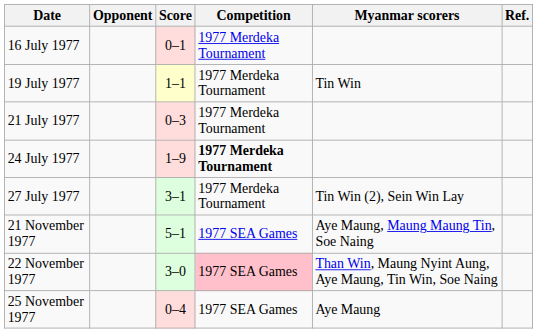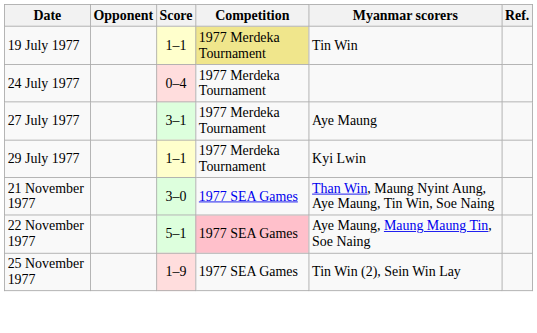- row: (44, 45)
(239, 83) no background -> (239, 45) khaki background
- row: (44, 120)
(175, 158) 1–9 -> (176, 83) 0–4
(241, 158) bold -> (239, 83) normal
(390, 196) Tin Win (2), Sein Win Lay -> (345, 120) Aye Maung
+ row: (44, 158)
(175, 234) 5–1 -> (176, 196) 3–0
(405, 234) Aye Maung, Maung Maung Tin, Soe Naing -> (403, 196) Than Win, Maung Nyint Aung, Aye Maung, Tin Win, Soe Naing
(175, 271) 3–0 -> (176, 234) 5–1
(407, 271) Than Win, Maung Nyint Aung, Aye Maung, Tin Win, Soe Naing -> (402, 234) Aye Maung, Maung Maung Tin, Soe Naing
(175, 309) 0–4 -> (176, 271) 1–9
(348, 309) Aye Maung -> (386, 271) Tin Win (2), Sein Win Lay
